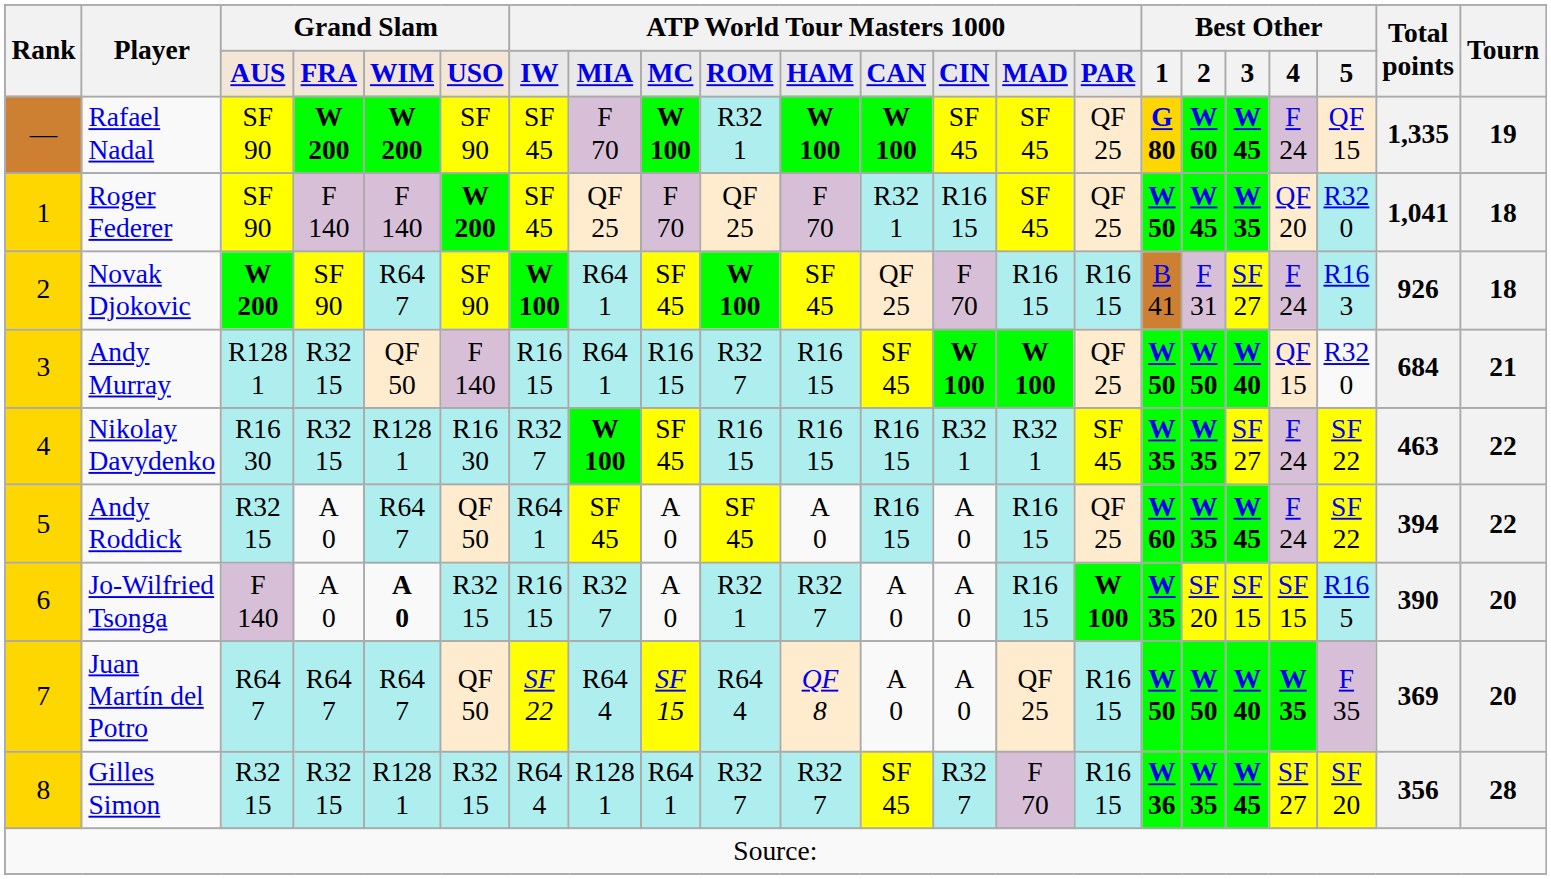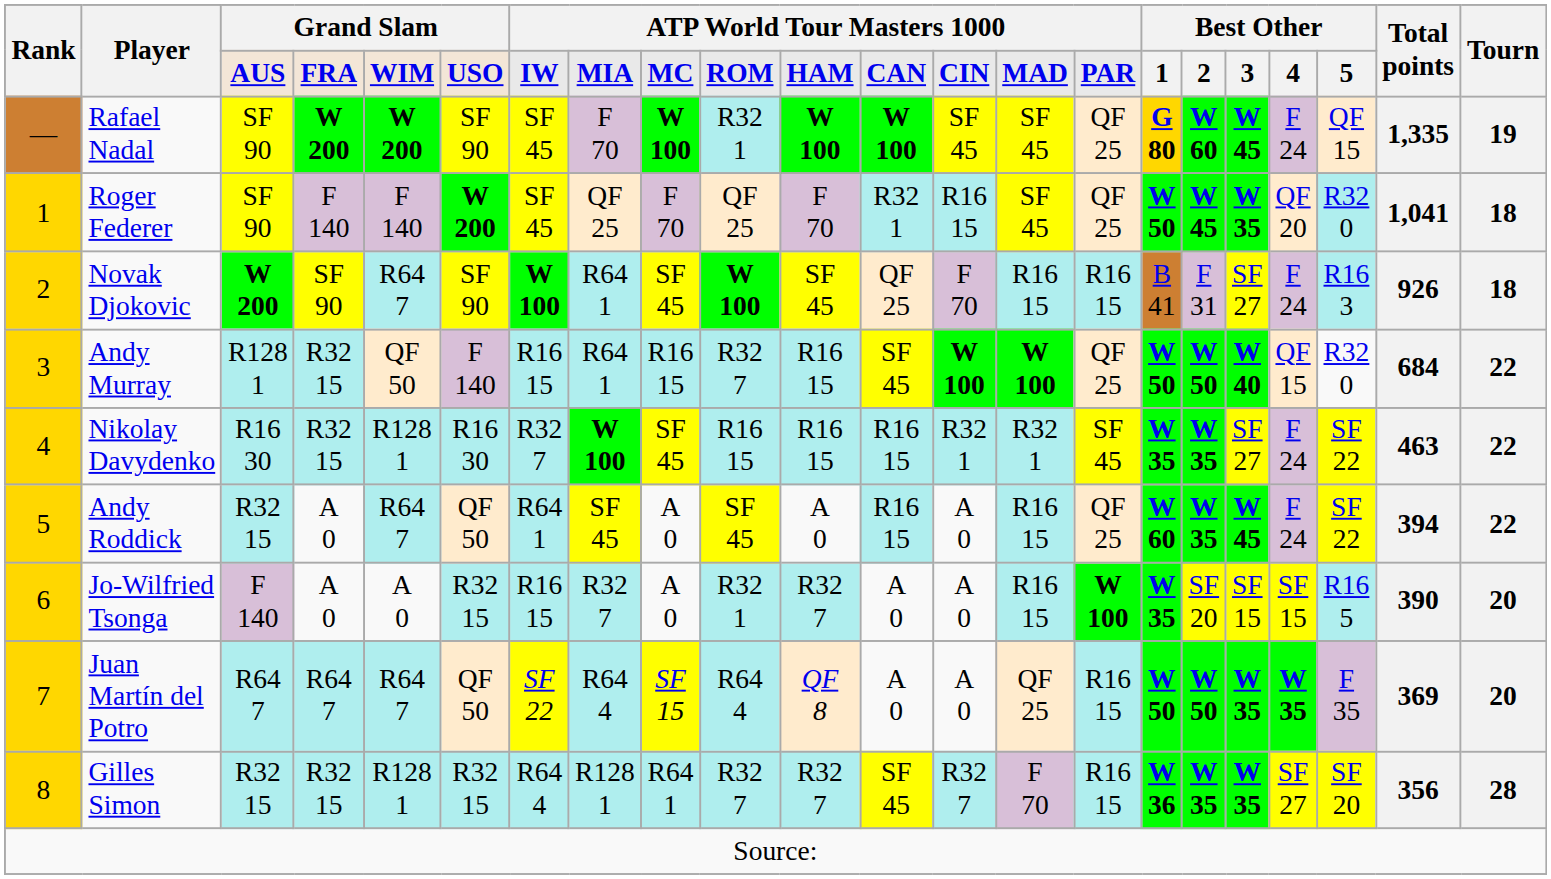(1503, 368) 21 -> (1503, 368) 22
(402, 601) bold -> (402, 601) normal
(1247, 695) W 40 -> (1247, 695) W 35
(1247, 789) W 45 -> (1247, 789) W 35
